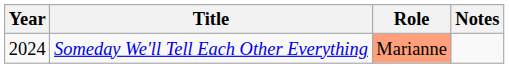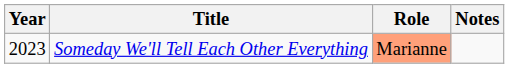(27, 48) 2024 -> (27, 48) 2023
